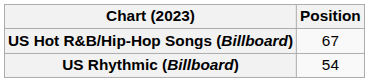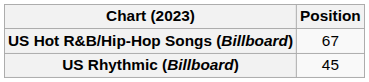(330, 65) 54 -> (330, 65) 45
